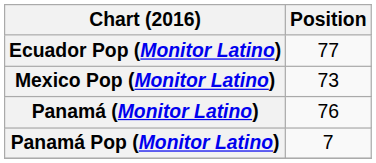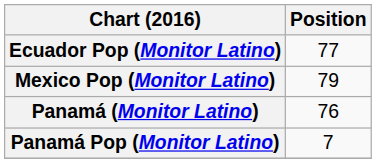(328, 81) 73 -> (328, 81) 79
